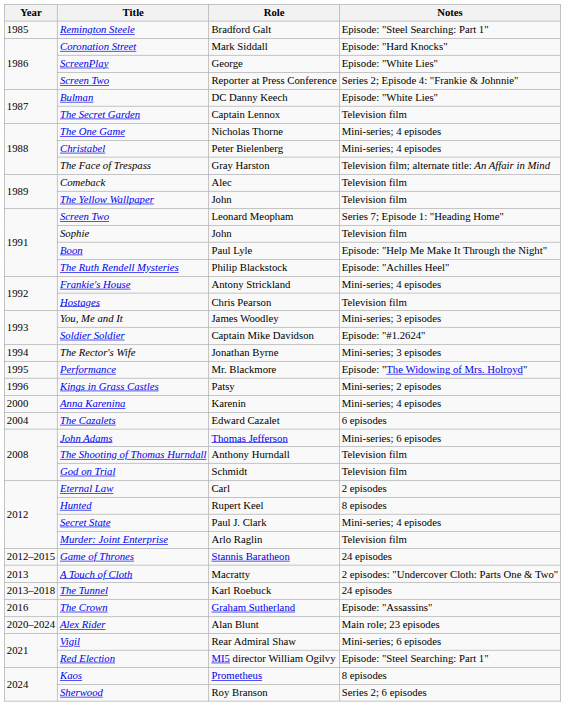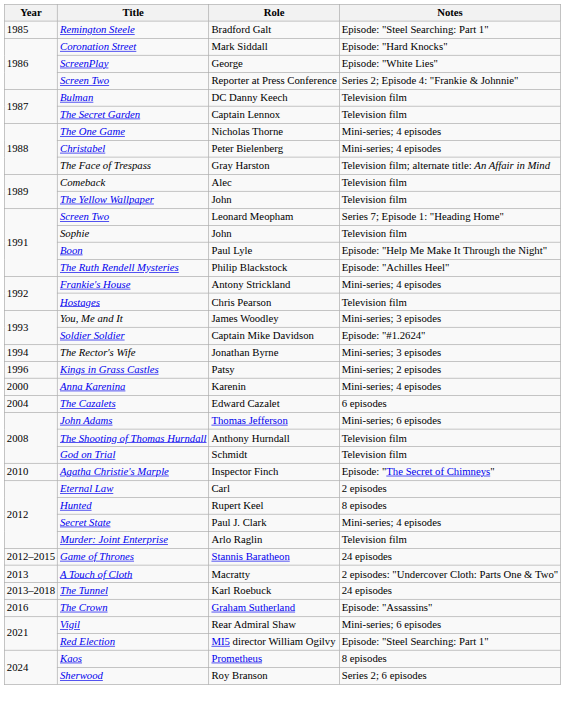(390, 98) Episode: "White Lies" -> (374, 98) Television film
- row: (88, 370)
+ row: (114, 472)
- row: (83, 625)
